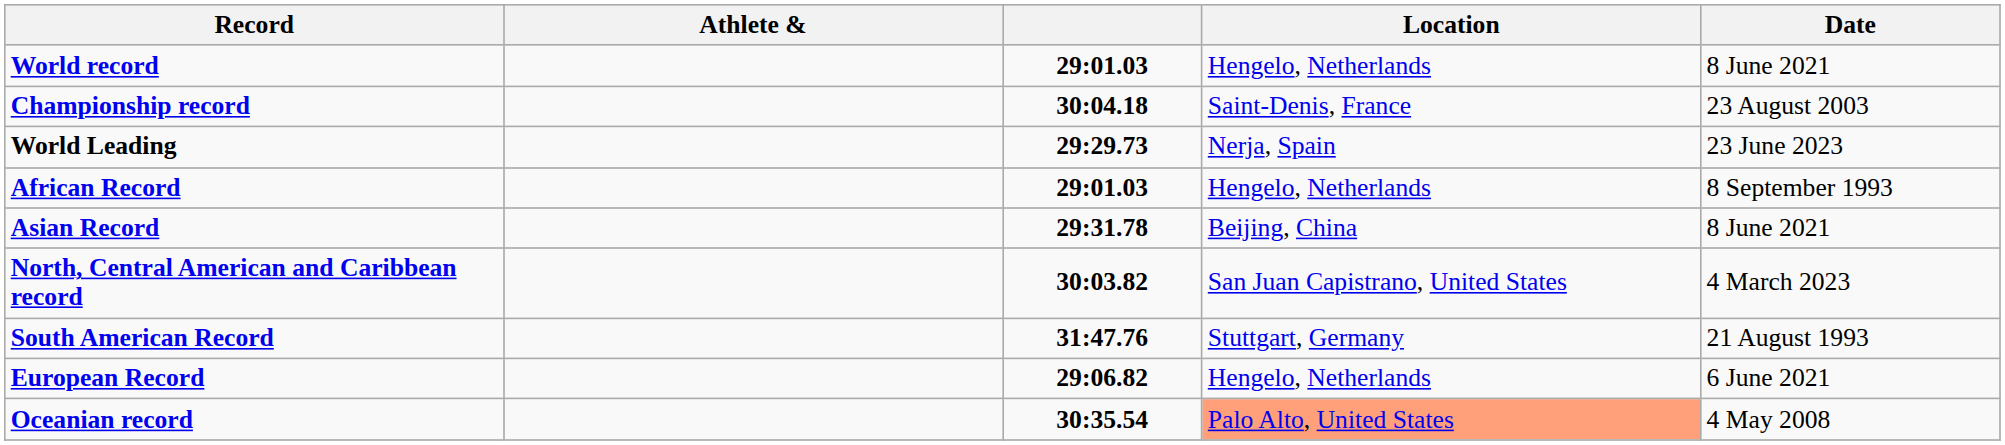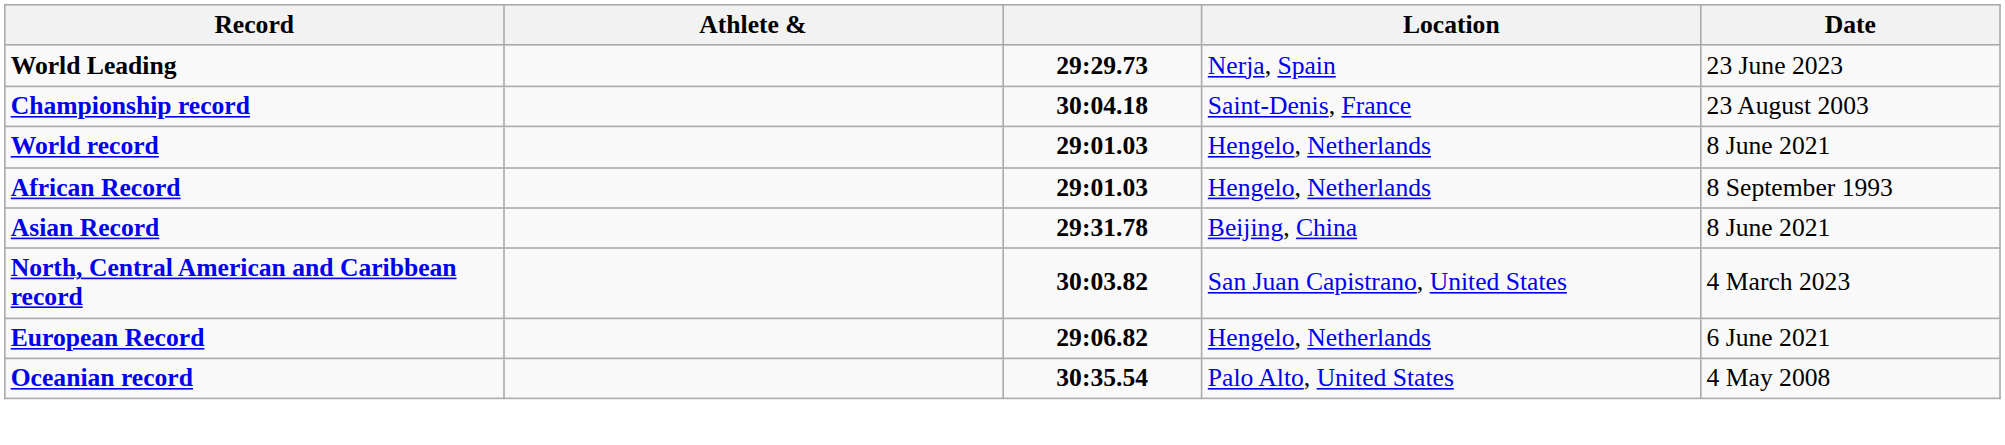rows swapped: (85, 65) <-> (94, 146)
- row: (142, 337)
(1331, 418) lightsalmon background -> (1331, 378) no background
